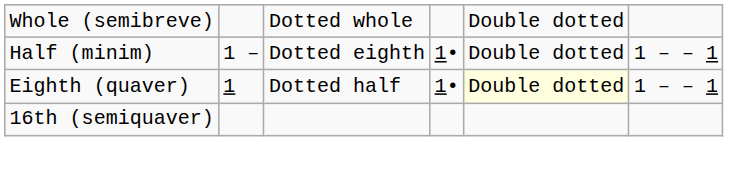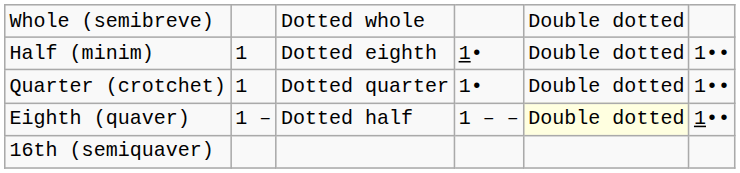(241, 54) 1 ‒ -> (241, 54) 1
(676, 54) 1 ‒ ‒ 1 -> (712, 54) 1••
+ row: (118, 86)
(229, 86) 1 -> (253, 119) 1 ‒
(447, 86) 1• -> (489, 119) 1 ‒ ‒
(676, 86) 1 ‒ ‒ 1 -> (712, 119) 1••
